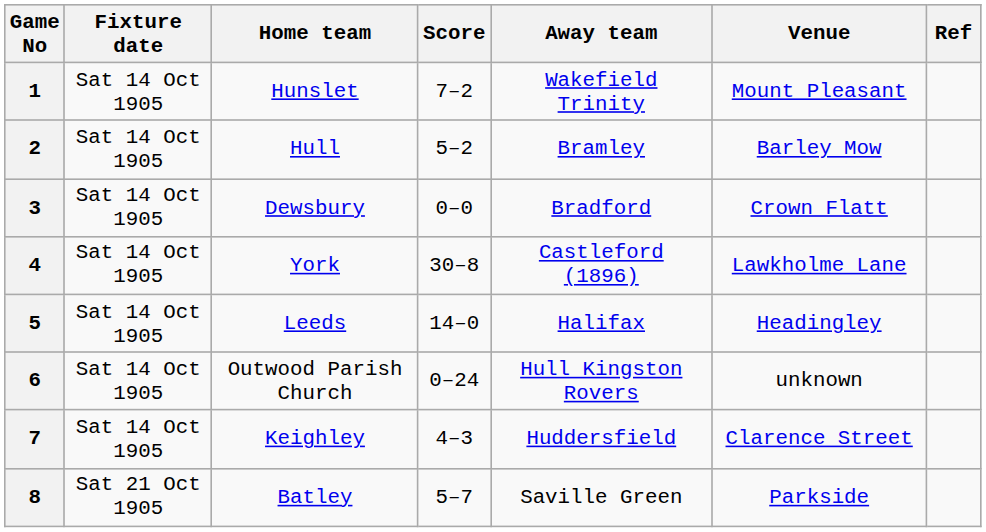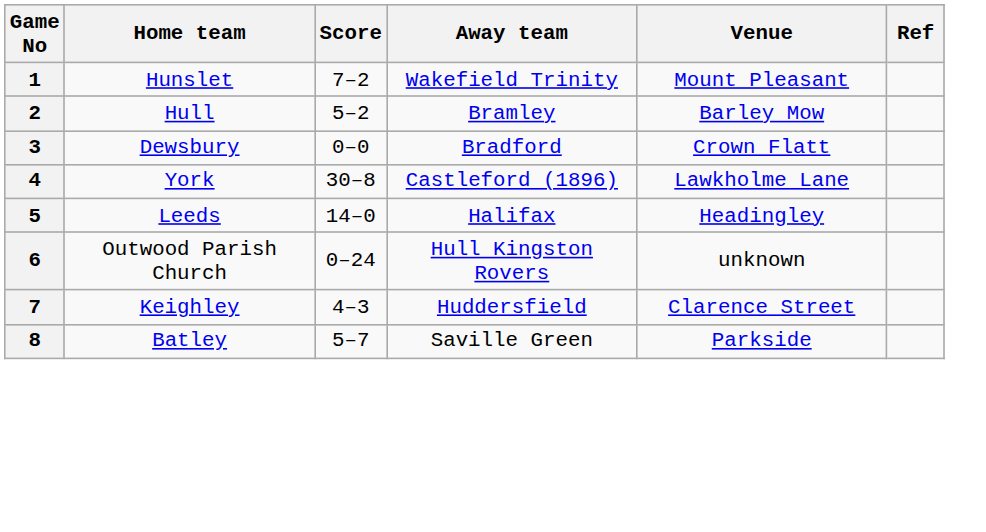- column: (138, 34)
